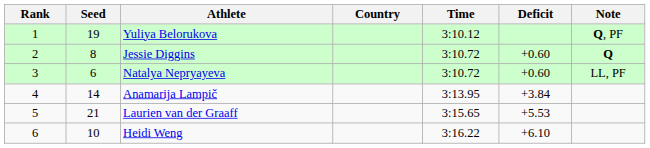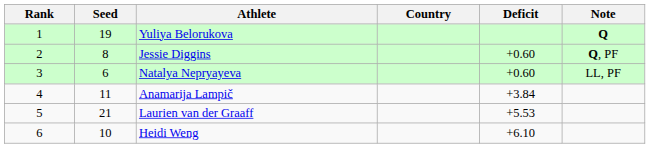- column: (461, 14)
(608, 34) Q, PF -> (603, 34) Q
(608, 53) Q -> (603, 53) Q, PF
(93, 93) 14 -> (105, 93) 11
